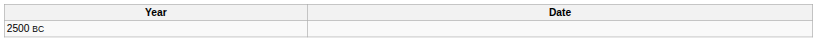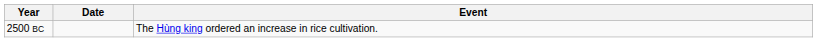+ column: (473, 12)
